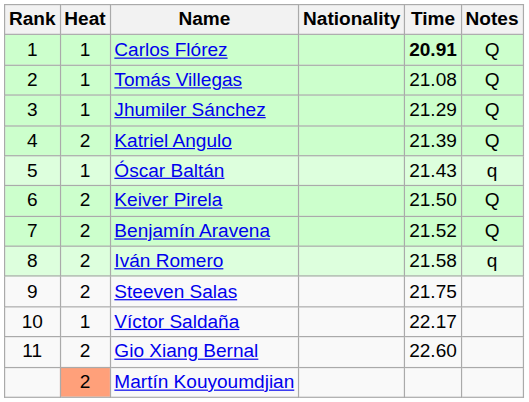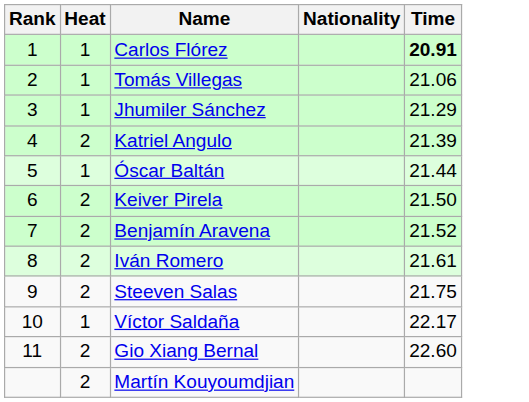- column: (492, 19)
(433, 79) 21.08 -> (433, 79) 21.06
(433, 170) 21.43 -> (433, 170) 21.44
(433, 261) 21.58 -> (433, 261) 21.61
(85, 381) lightsalmon background -> (85, 381) no background
